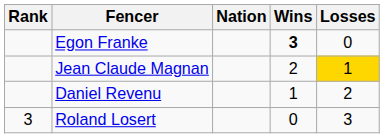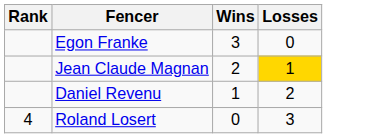- column: (241, 17)
(293, 42) bold -> (235, 42) normal
(28, 119) 3 -> (28, 119) 4
